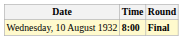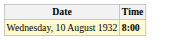- column: (162, 12)
